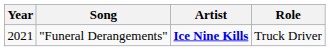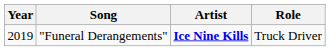(20, 35) 2021 -> (20, 35) 2019
